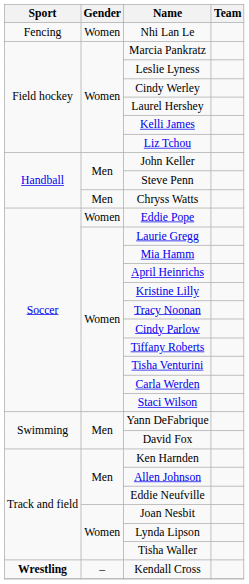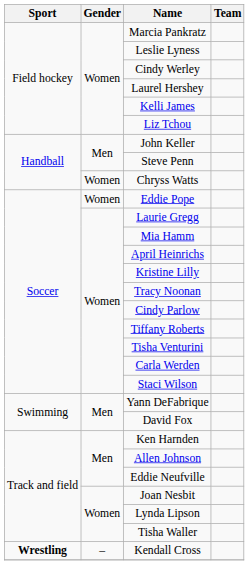- row: (167, 32)
(102, 198) Men -> (102, 180) Women
